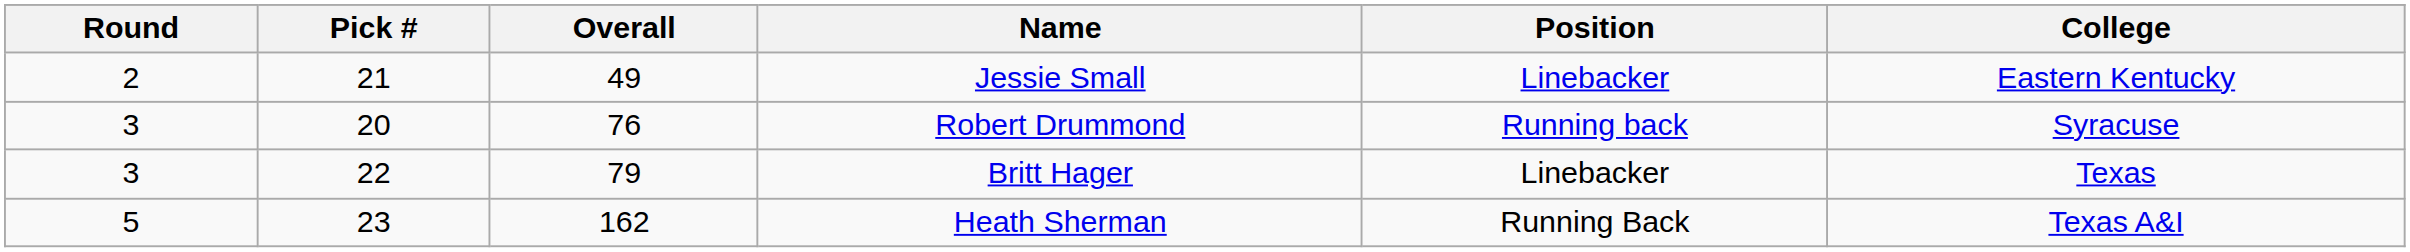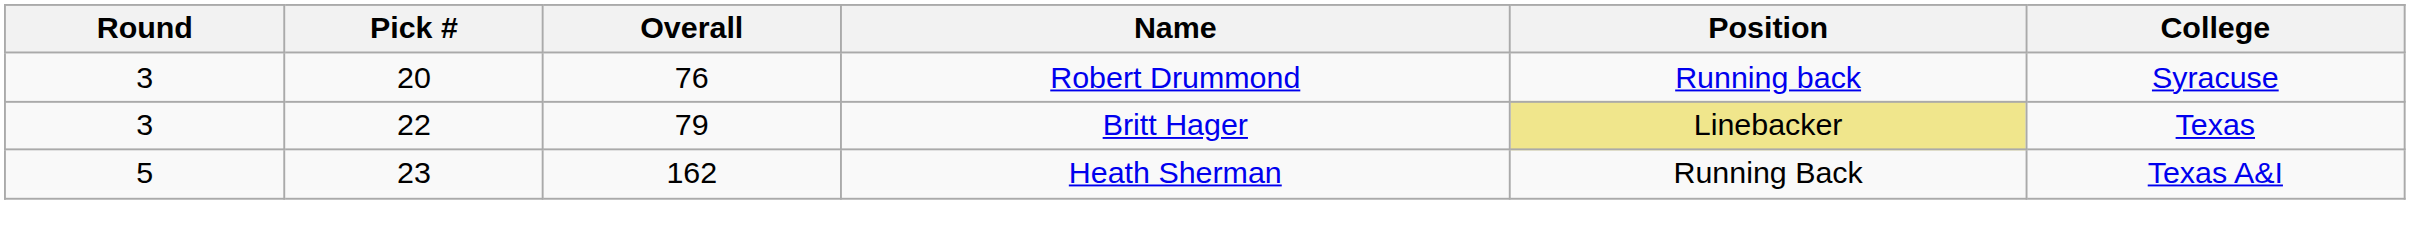- row: (1060, 76)
(1595, 173) no background -> (1768, 125) khaki background
